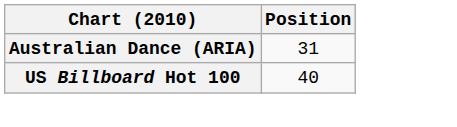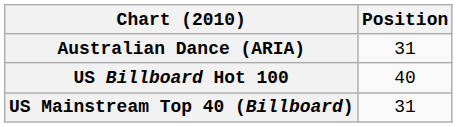+ row: (181, 107)
